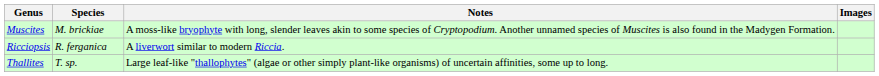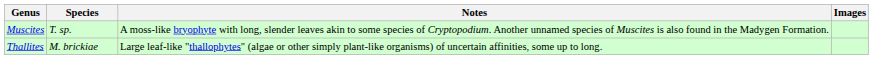(79, 29) M. brickiae -> (60, 29) T. sp.
- row: (28, 46)
(66, 63) T. sp. -> (74, 46) M. brickiae
